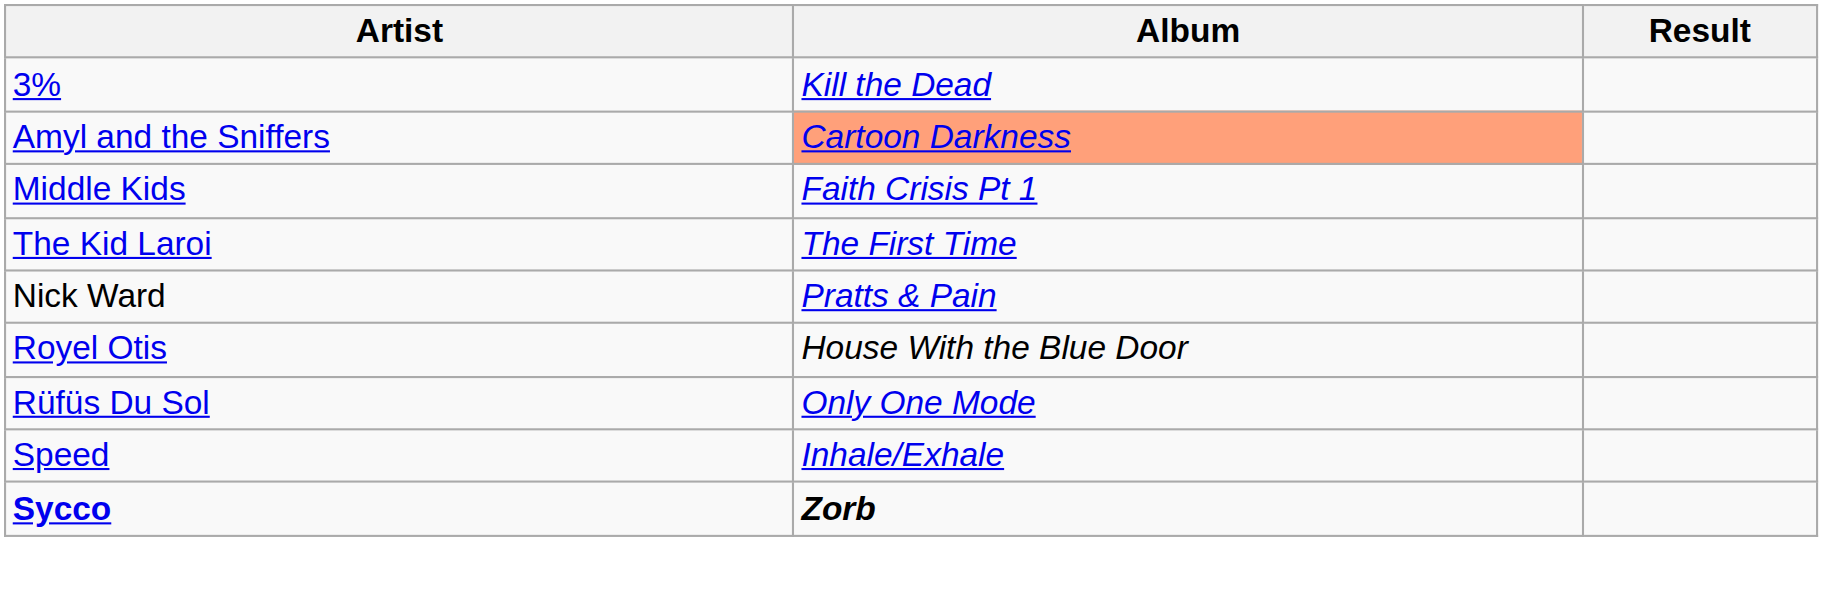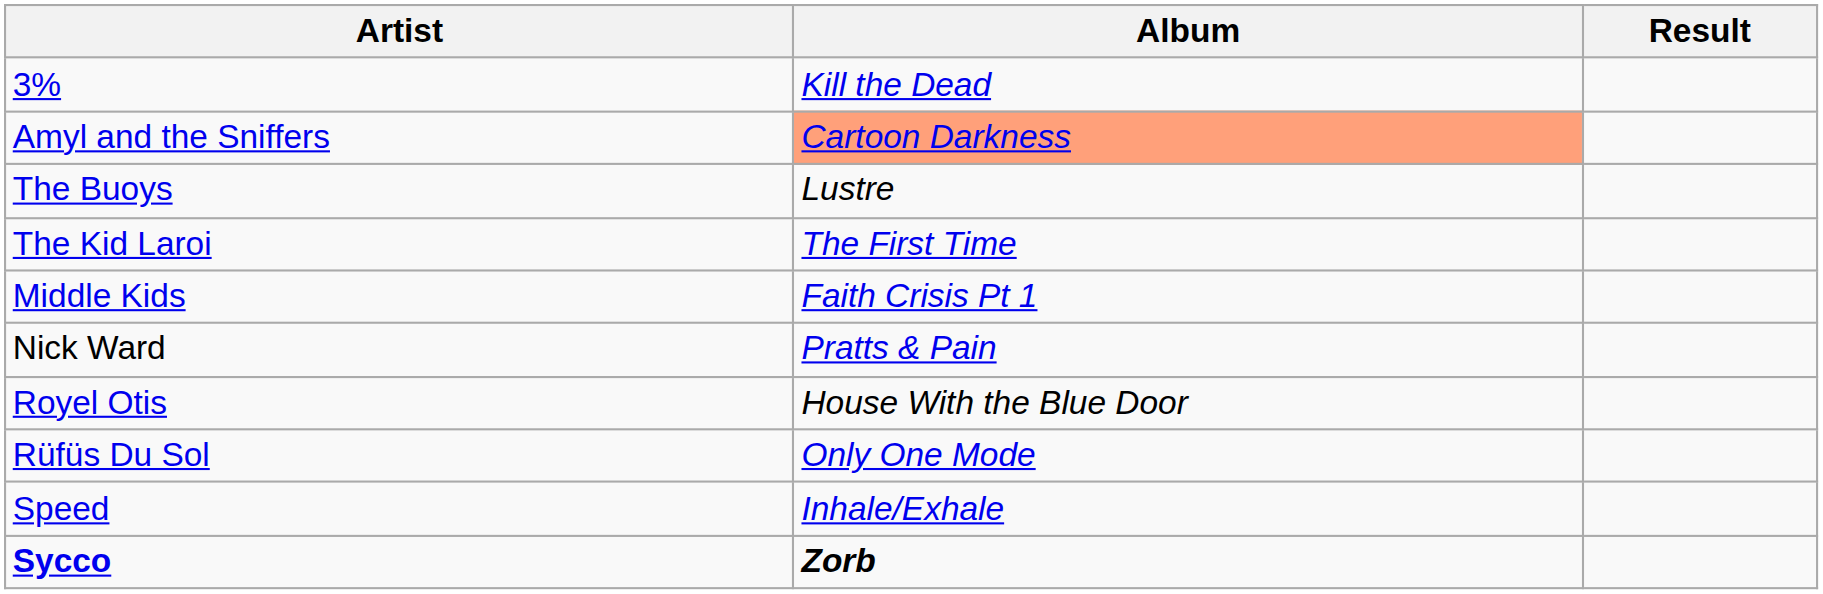+ row: (93, 190)
rows swapped: (112, 243) <-> (99, 190)
